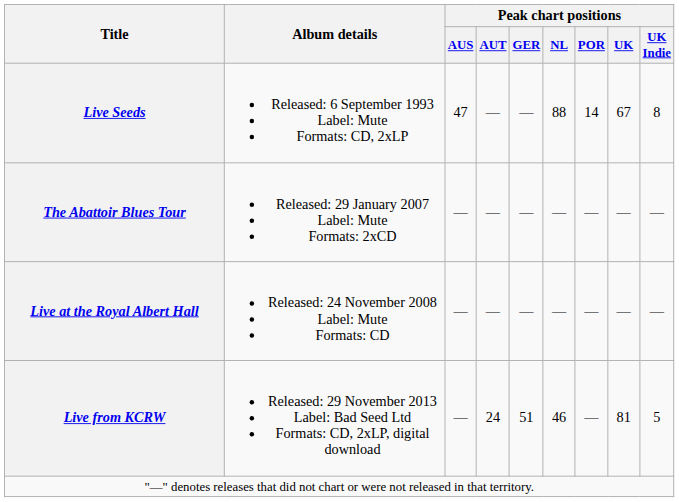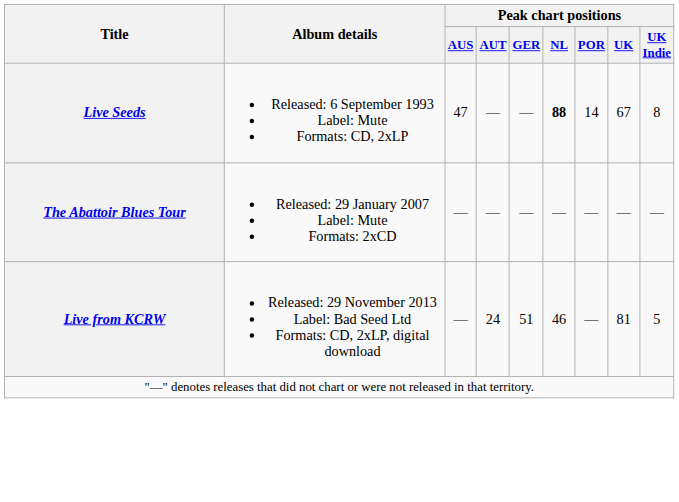(559, 112) normal -> (559, 112) bold
- row: (115, 311)
